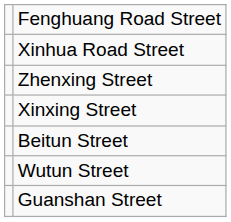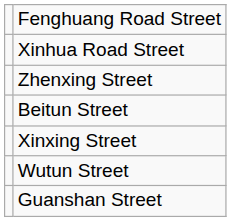rows swapped: (77, 110) <-> (73, 140)
